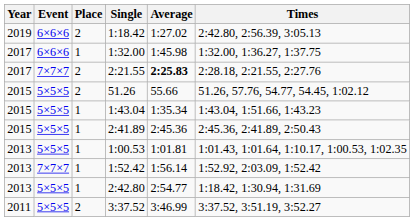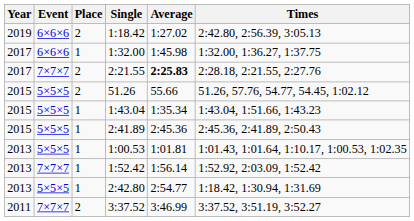(53, 206) 5×5×5 -> (53, 206) 7×7×7
